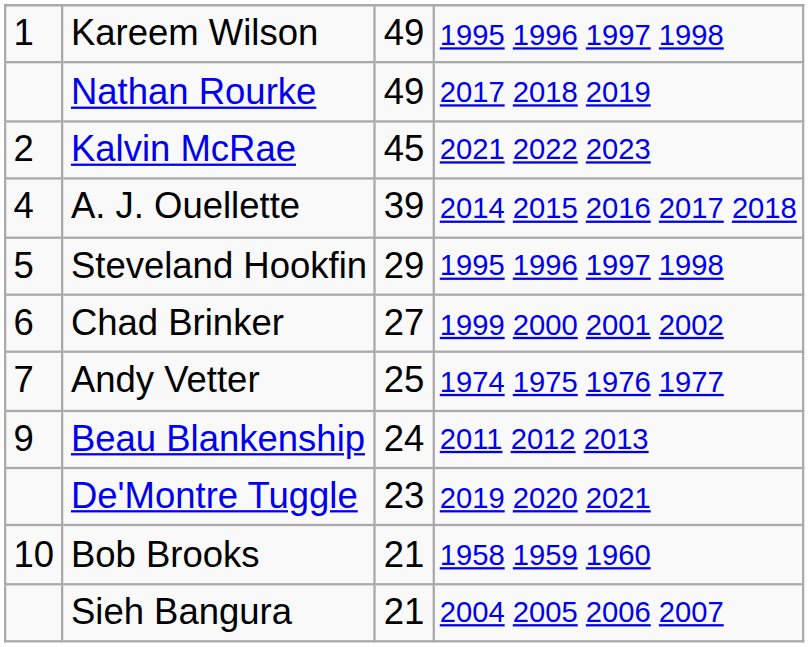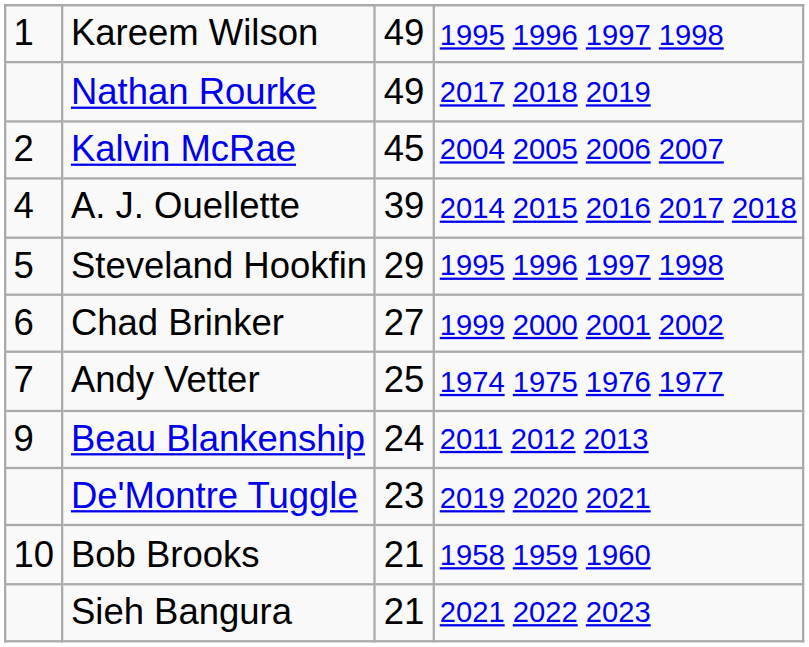(545, 150) 2021 2022 2023 -> (582, 150) 2004 2005 2006 2007
(582, 613) 2004 2005 2006 2007 -> (545, 613) 2021 2022 2023
